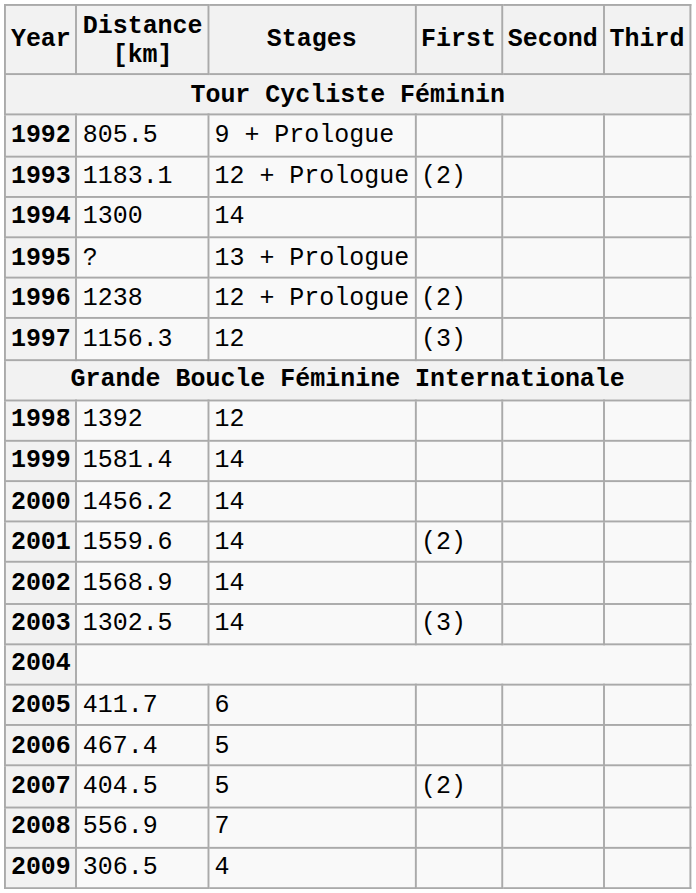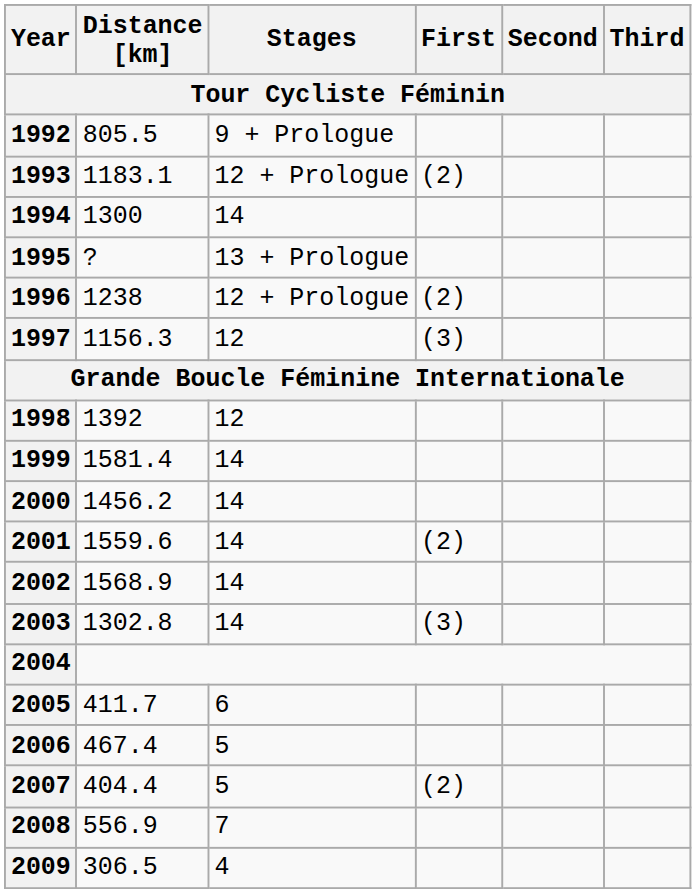(128, 624) 1302.5 -> (128, 624) 1302.8
(120, 786) 404.5 -> (120, 786) 404.4
